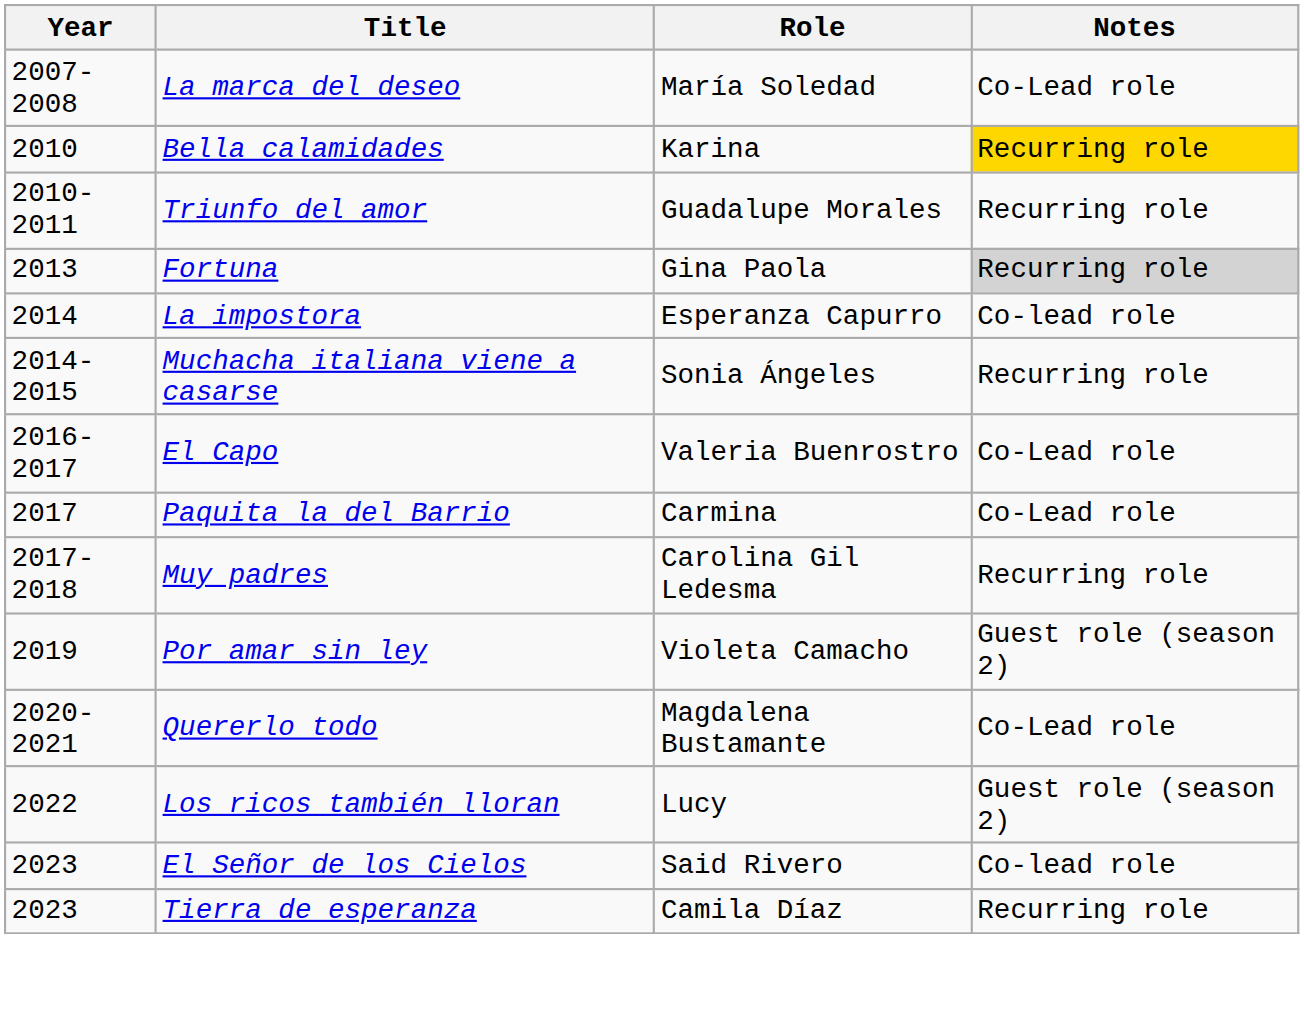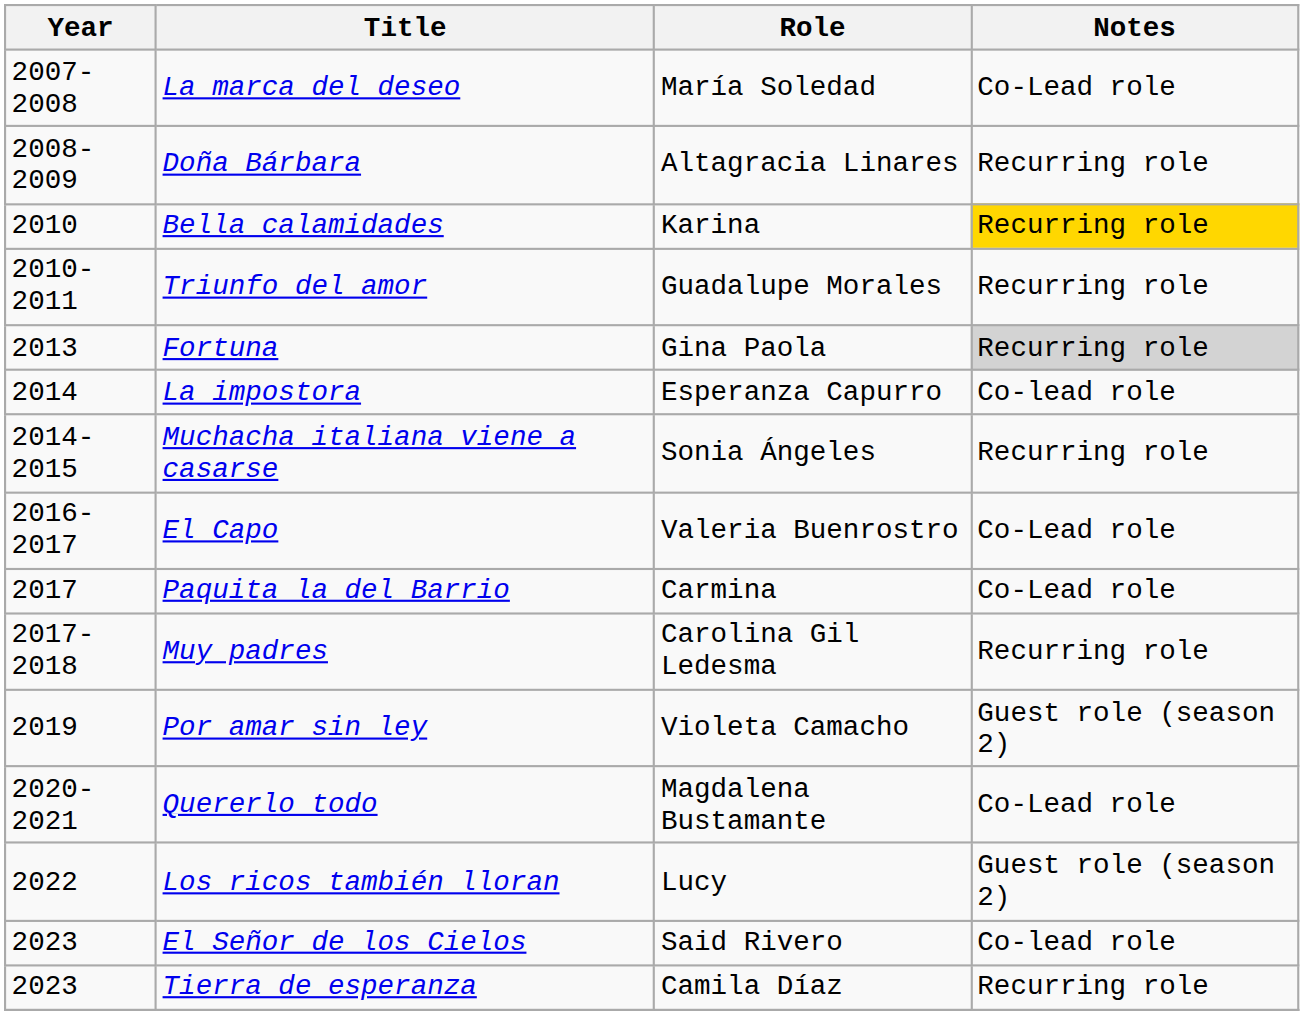+ row: (262, 165)
